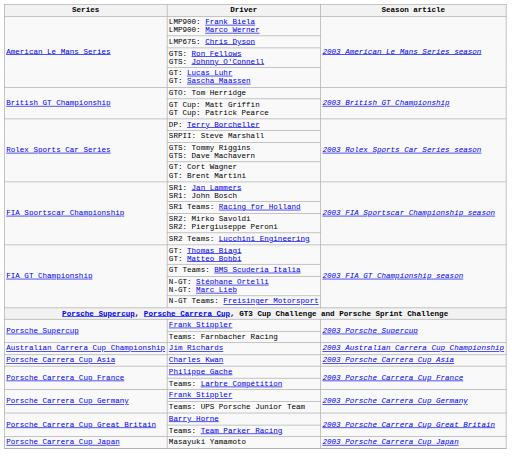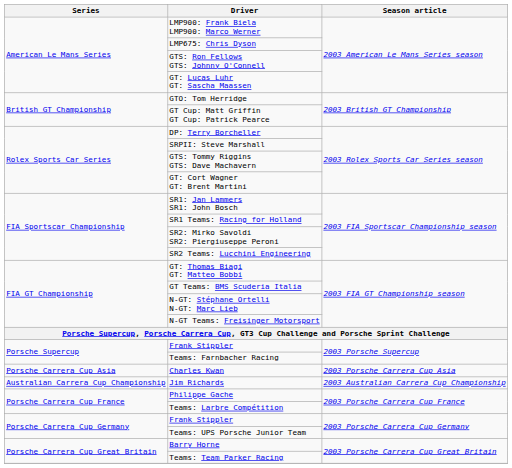rows swapped: (61, 361) <-> (86, 349)
- row: (63, 443)
